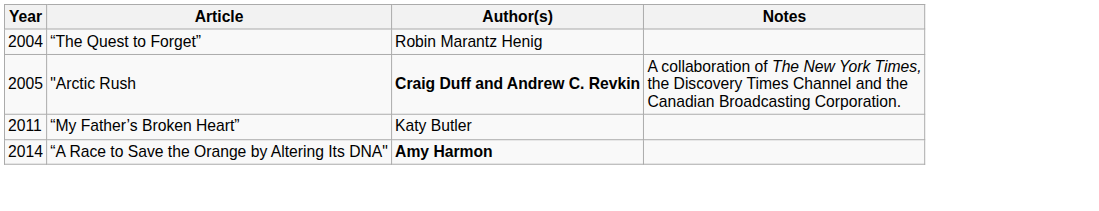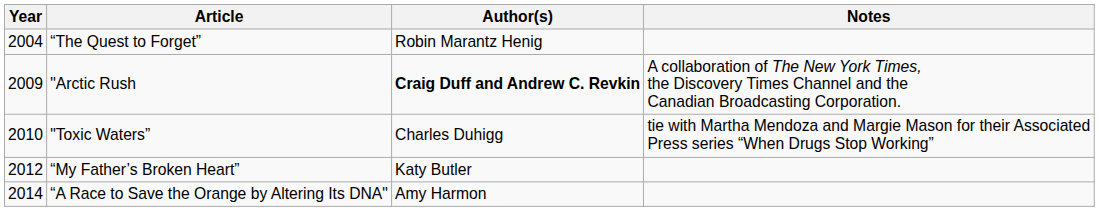(26, 84) 2005 -> (26, 84) 2009
+ row: (100, 135)
(25, 126) 2011 -> (26, 169) 2012
(444, 151) bold -> (441, 194) normal
